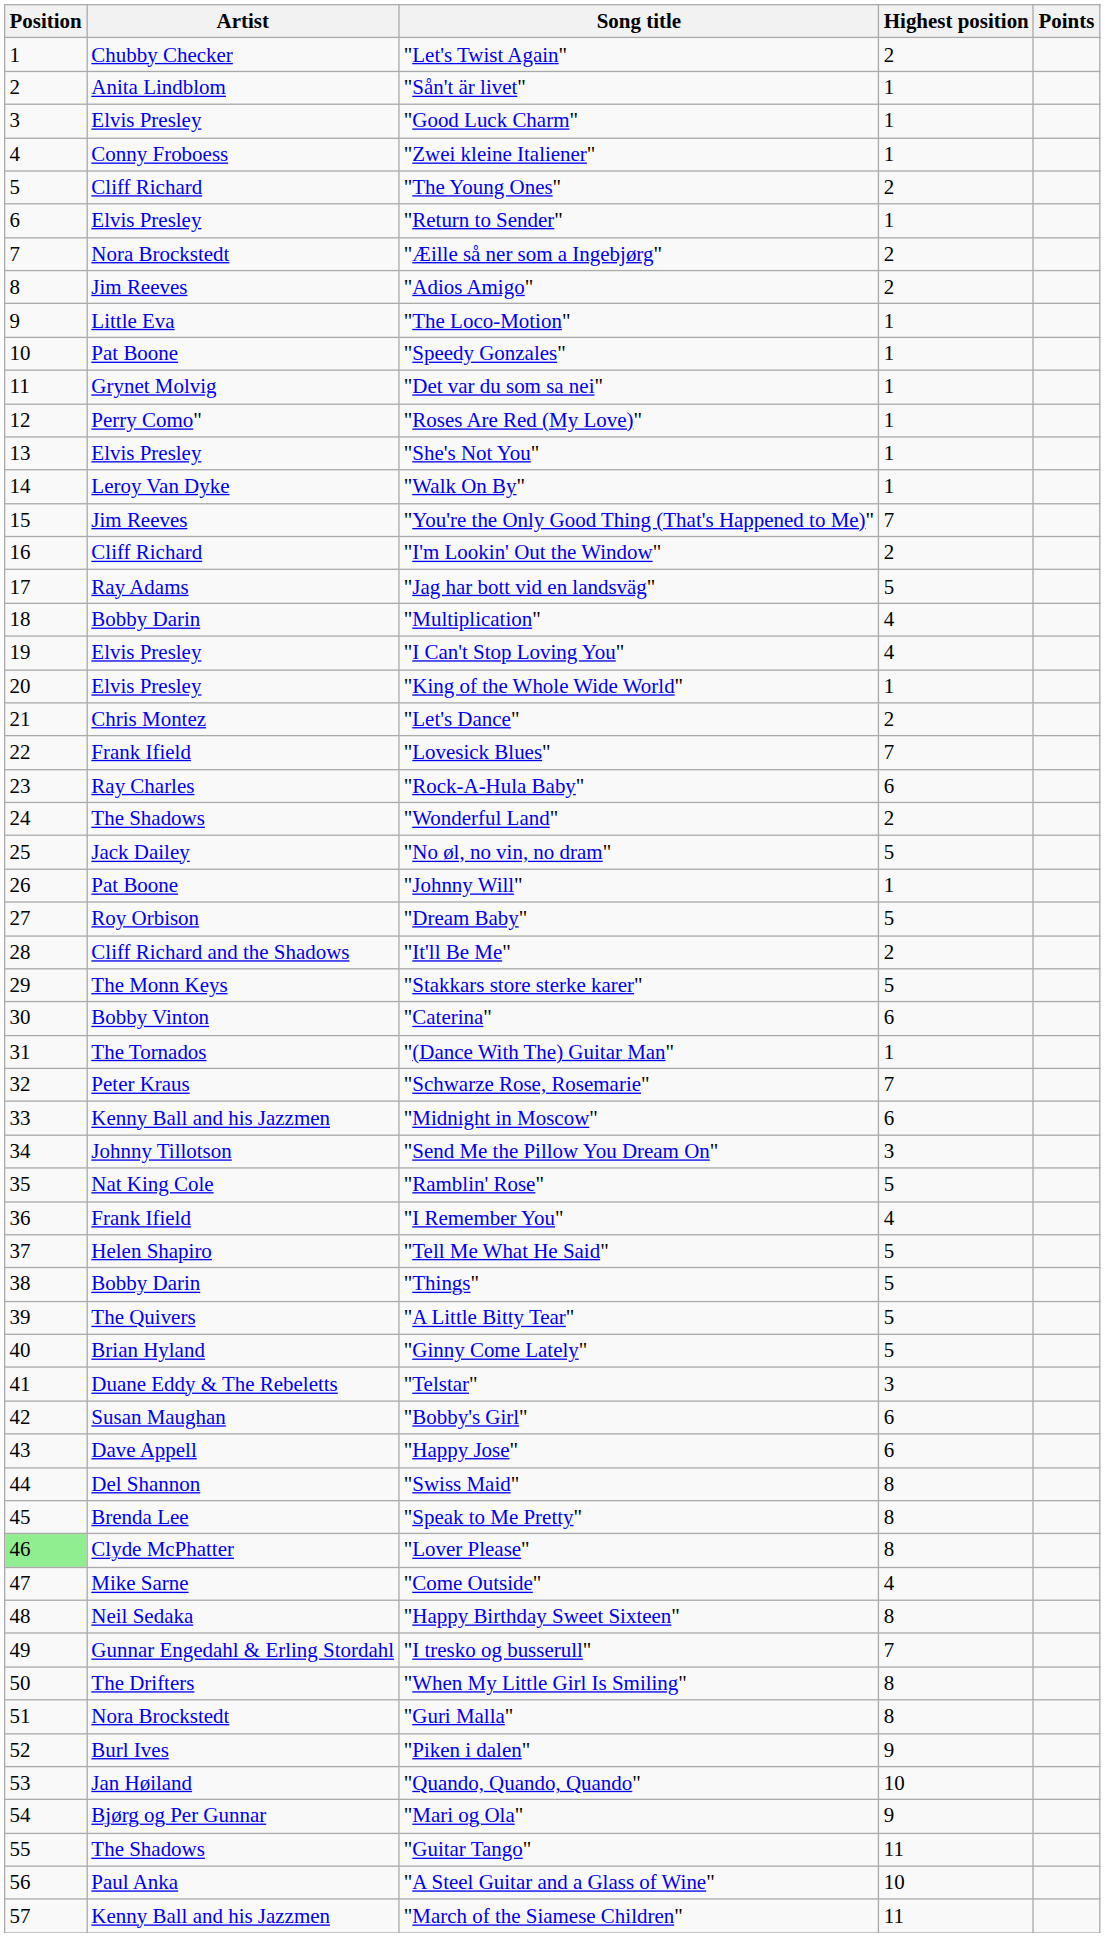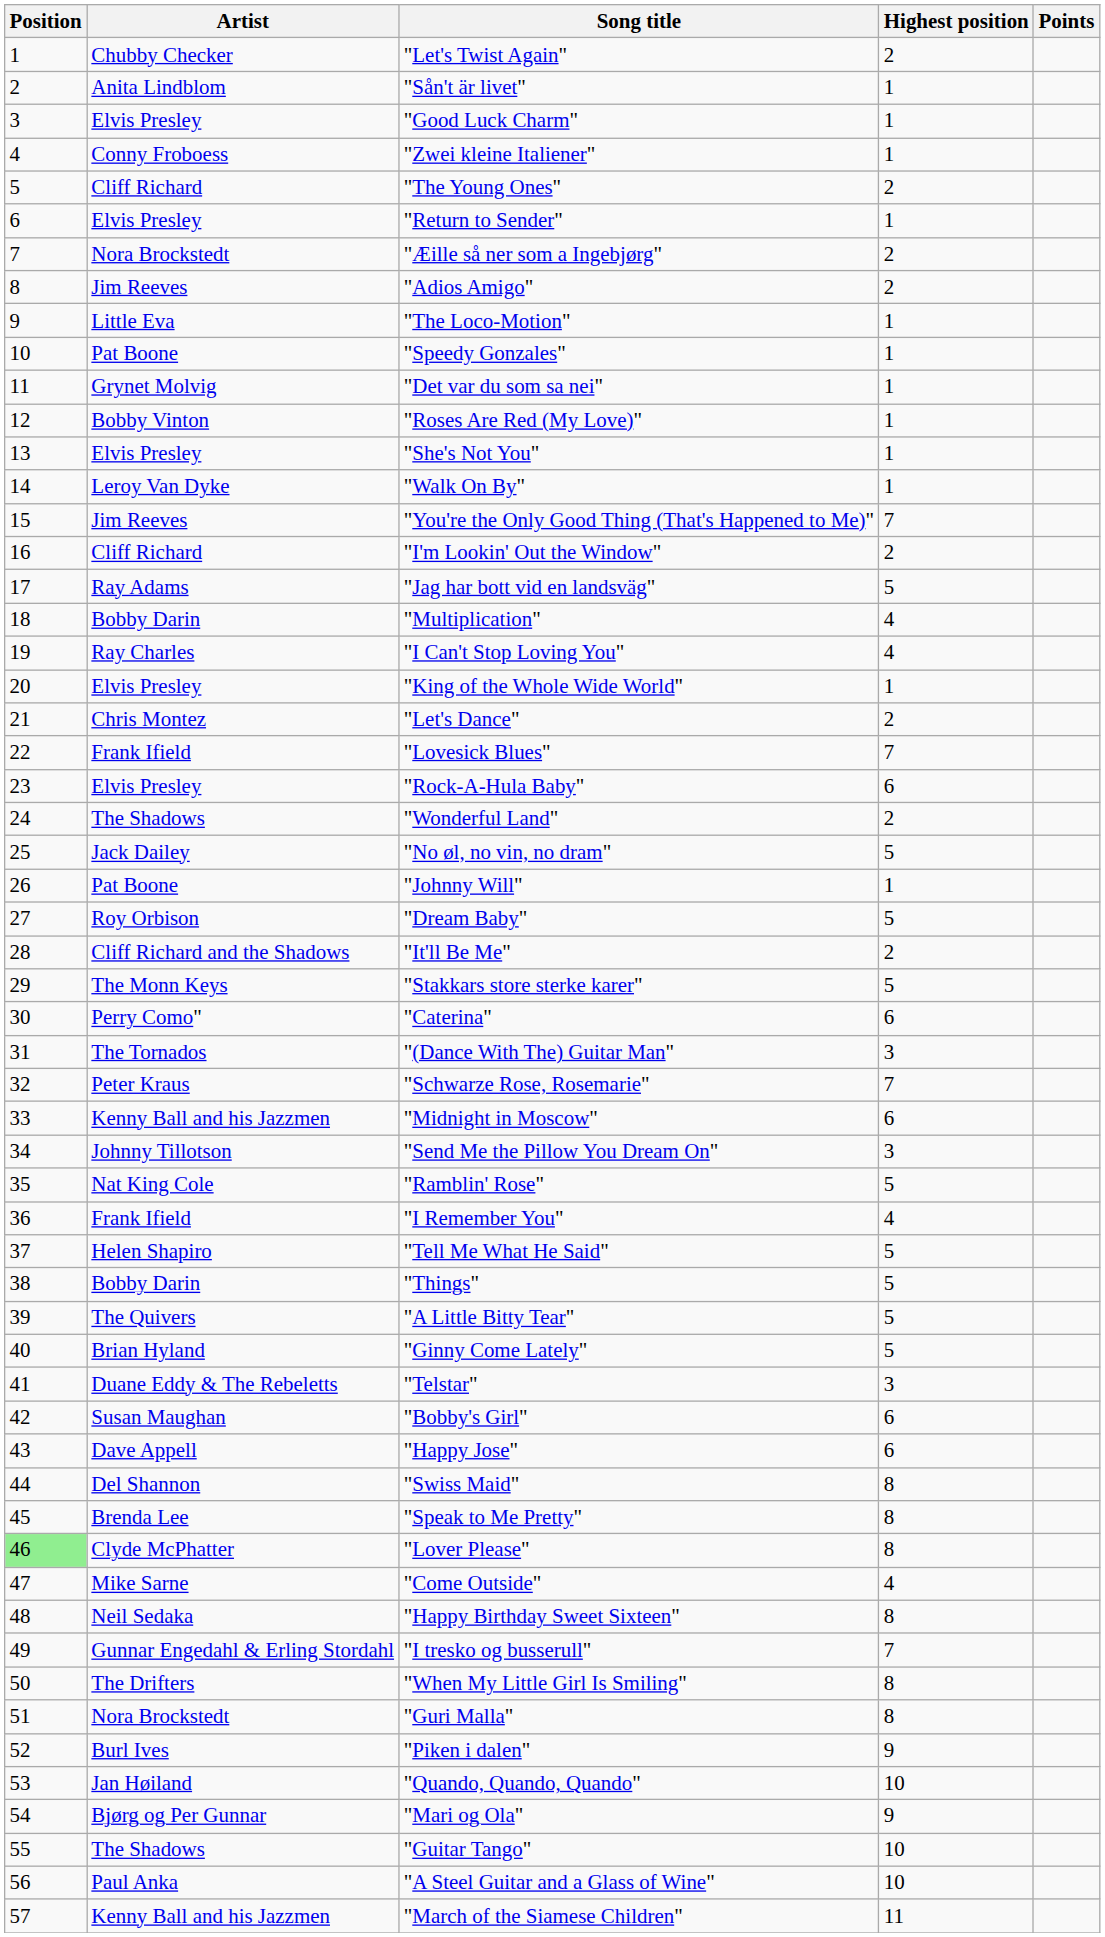(147, 420) Perry Como" -> (150, 420) Bobby Vinton
(146, 652) Elvis Presley -> (143, 652) Ray Charles
(143, 785) Ray Charles -> (146, 785) Elvis Presley
(150, 1018) Bobby Vinton -> (147, 1018) Perry Como"
(889, 1051) 1 -> (889, 1051) 3
(894, 1849) 11 -> (894, 1849) 10
